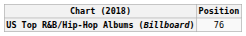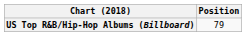(219, 25) 76 -> (219, 25) 79
